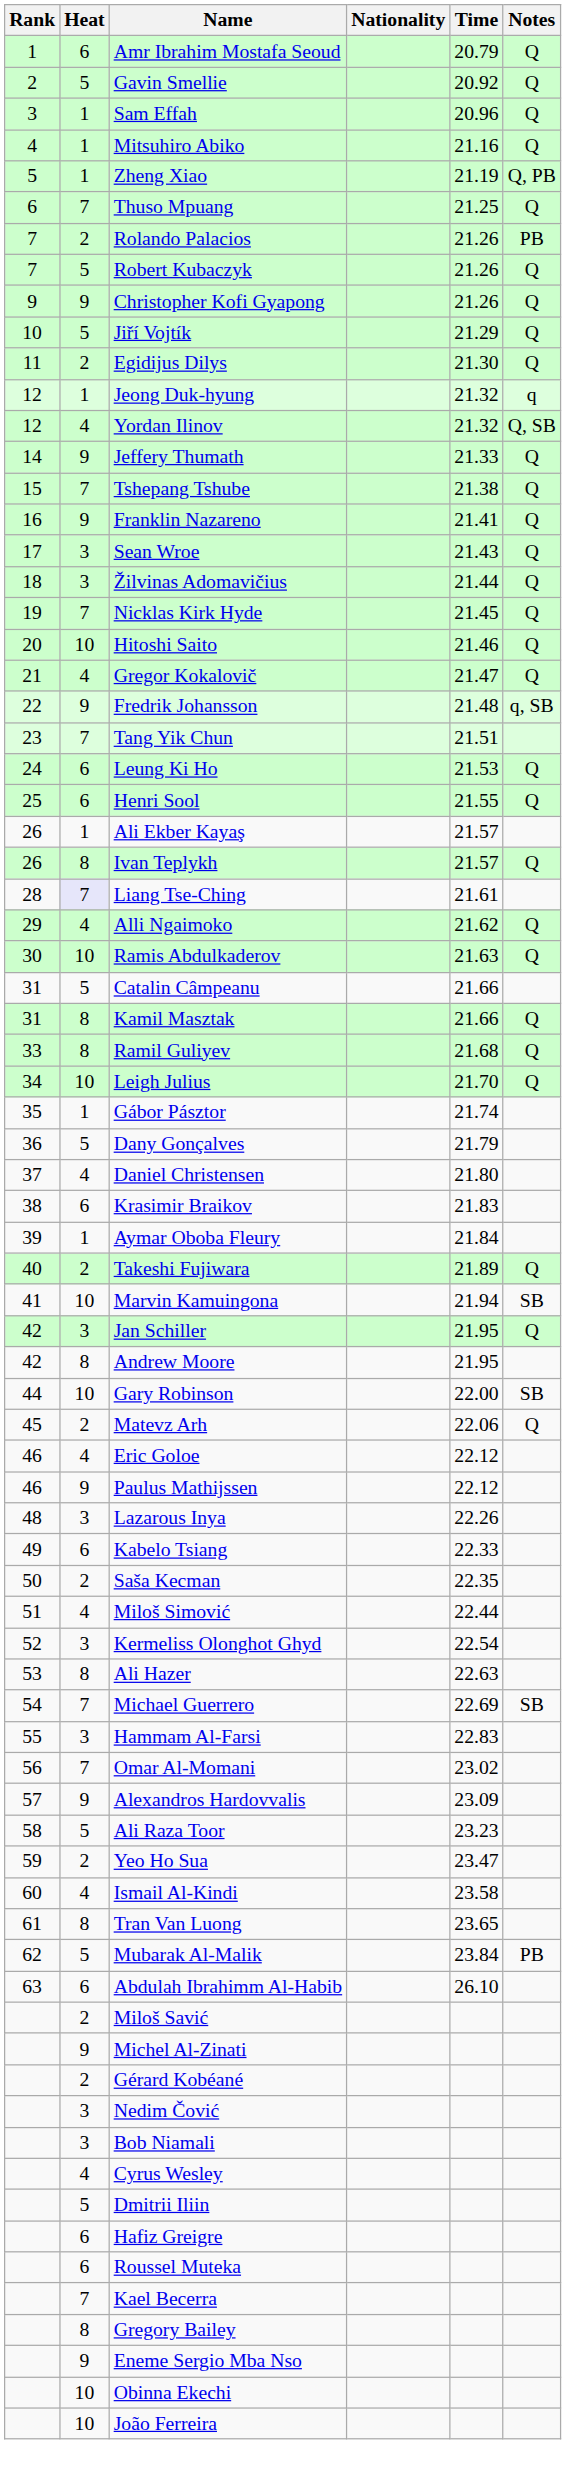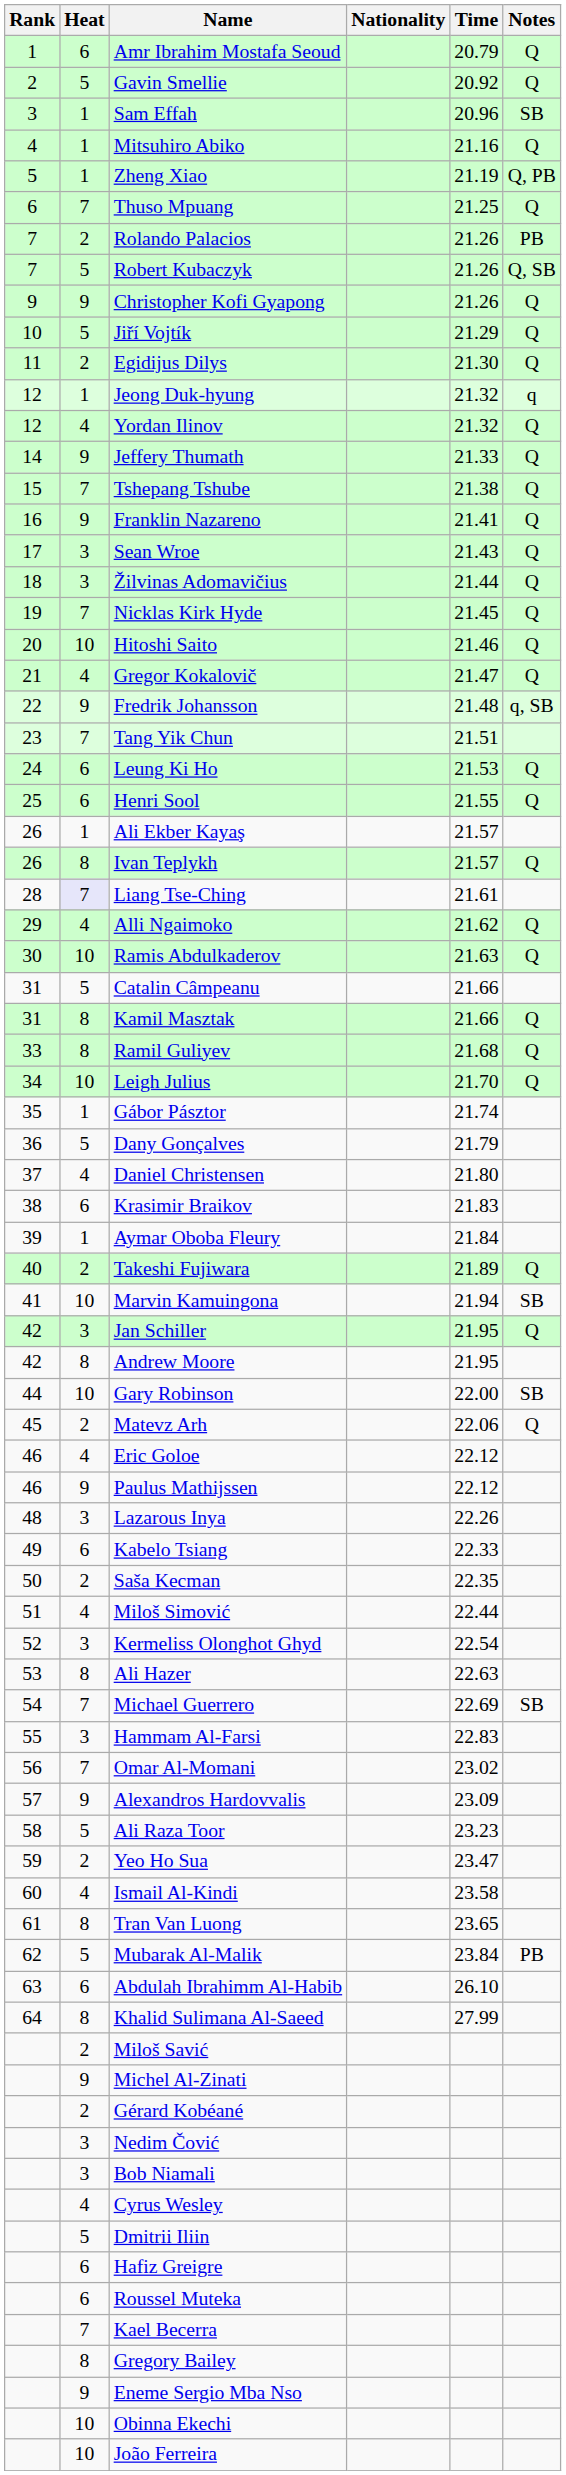(532, 113) Q -> (532, 113) SB
(532, 269) Q -> (532, 269) Q, SB
(532, 425) Q, SB -> (532, 425) Q
+ row: (219, 2017)
